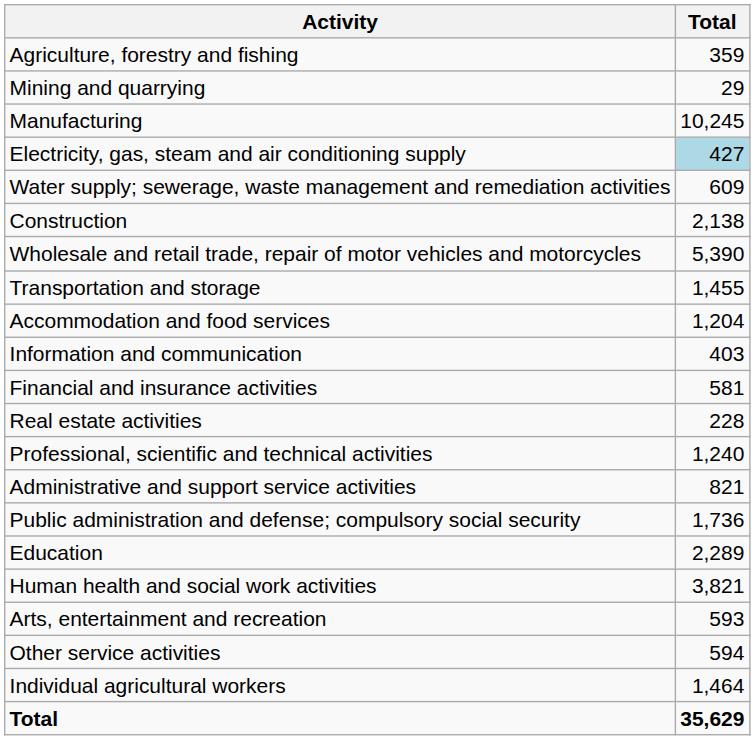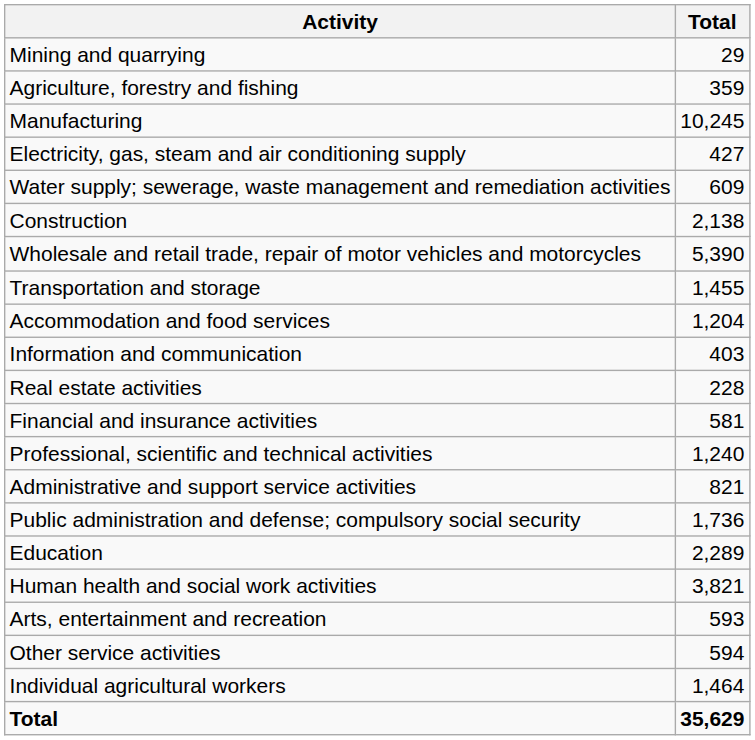rows swapped: (154, 55) <-> (107, 88)
(727, 154) lightblue background -> (727, 154) no background
rows swapped: (163, 387) <-> (106, 420)
